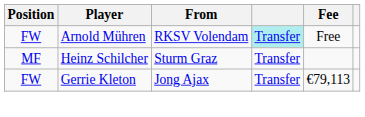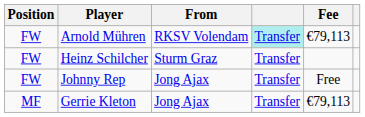(328, 36) Free -> (328, 36) €79,113
(31, 58) MF -> (31, 58) FW
+ row: (93, 79)
(31, 79) FW -> (31, 101) MF
